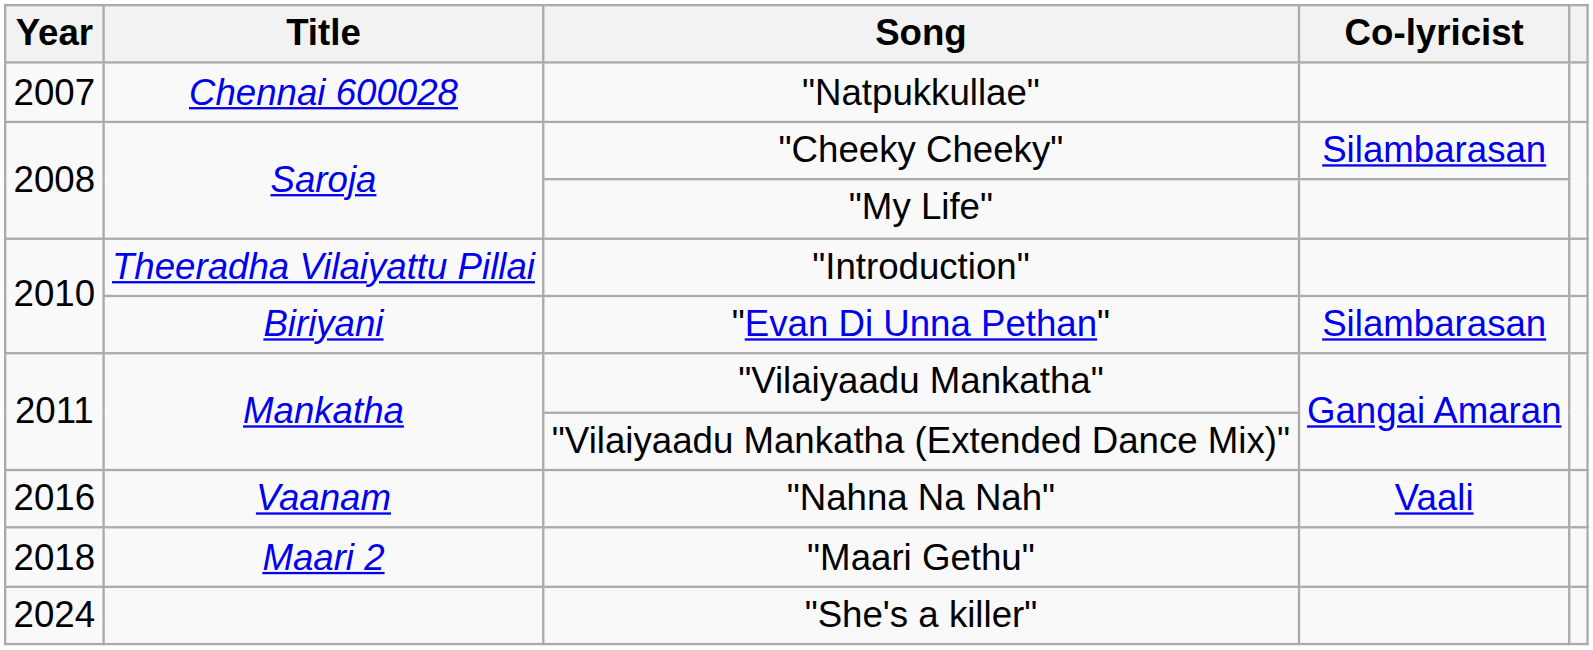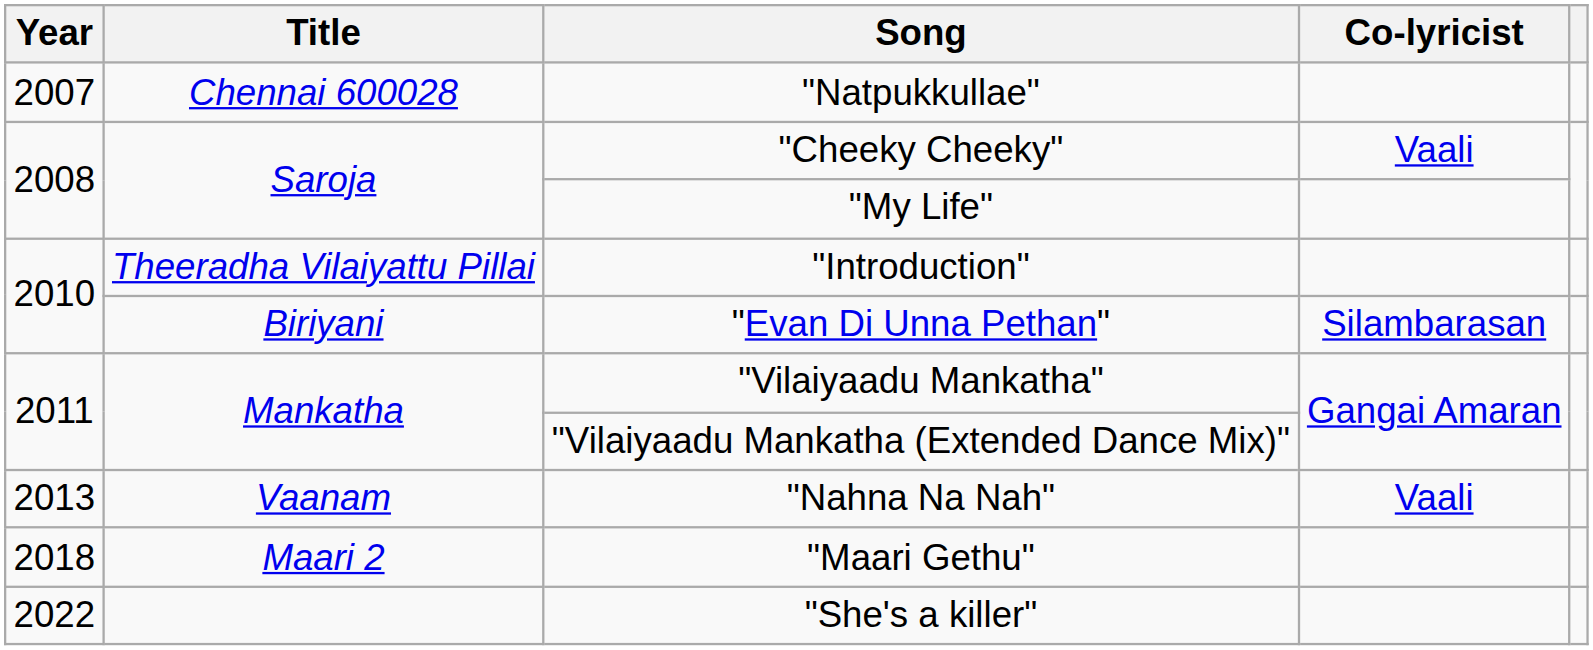(1434, 149) Silambarasan -> (1434, 149) Vaali
(54, 498) 2016 -> (54, 498) 2013
(54, 614) 2024 -> (54, 614) 2022
